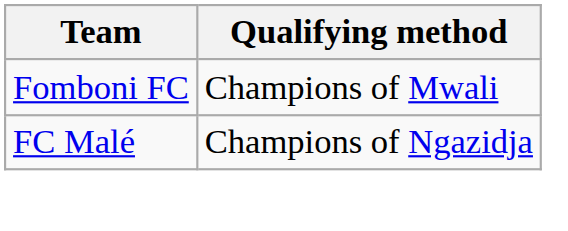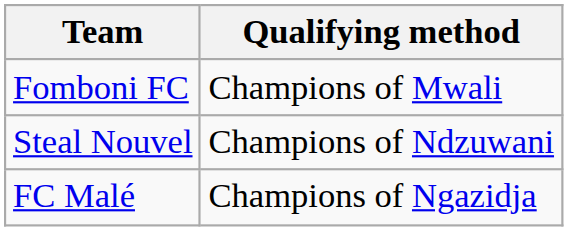+ row: (103, 141)
